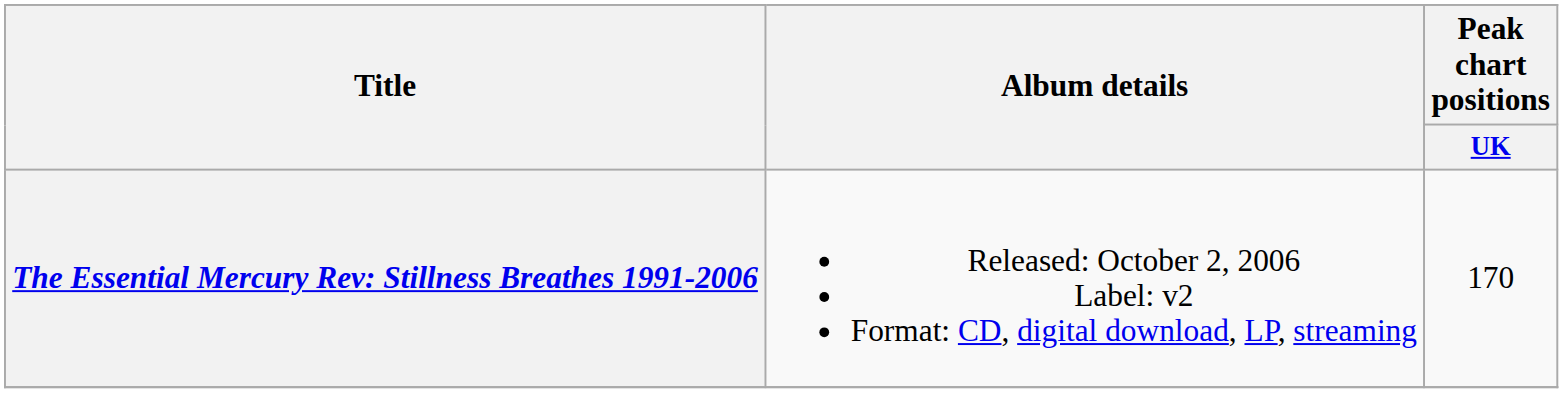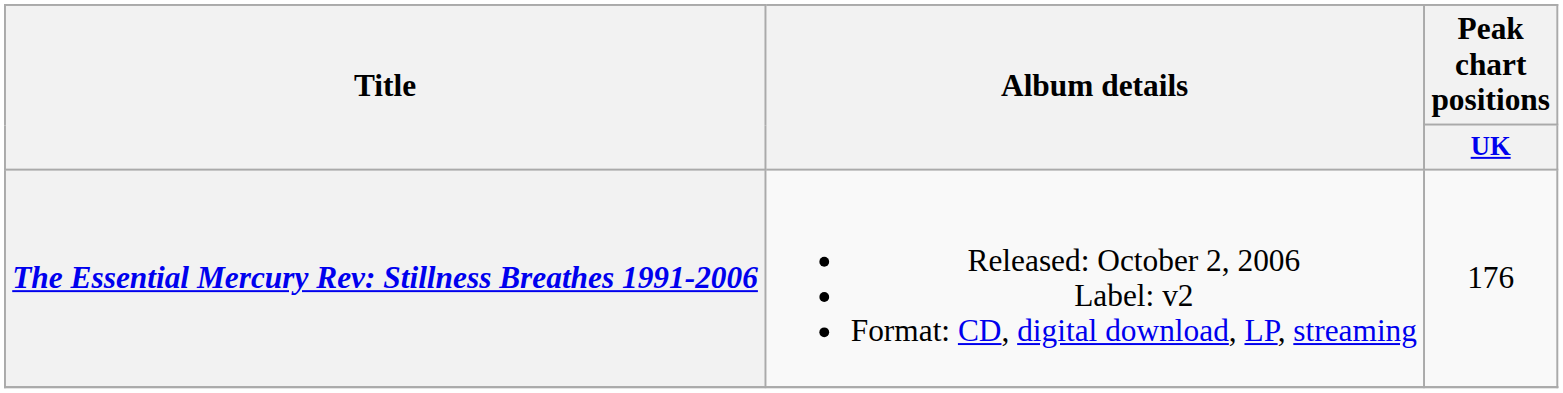(1491, 277) 170 -> (1491, 277) 176
